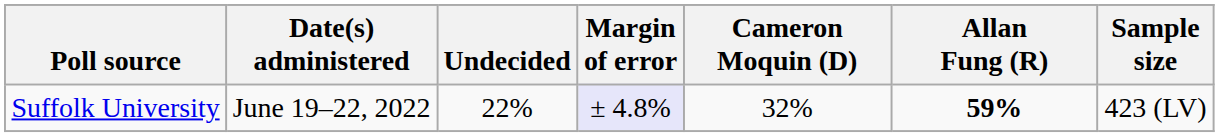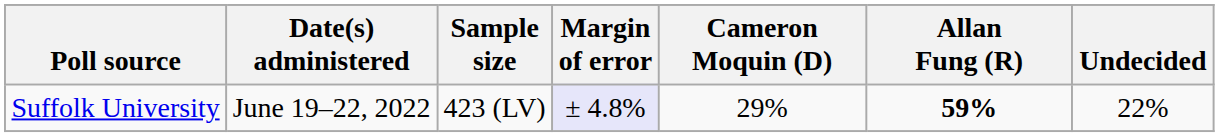columns swapped: (1155, 44) <-> (507, 60)
(787, 106) 32% -> (762, 106) 29%
